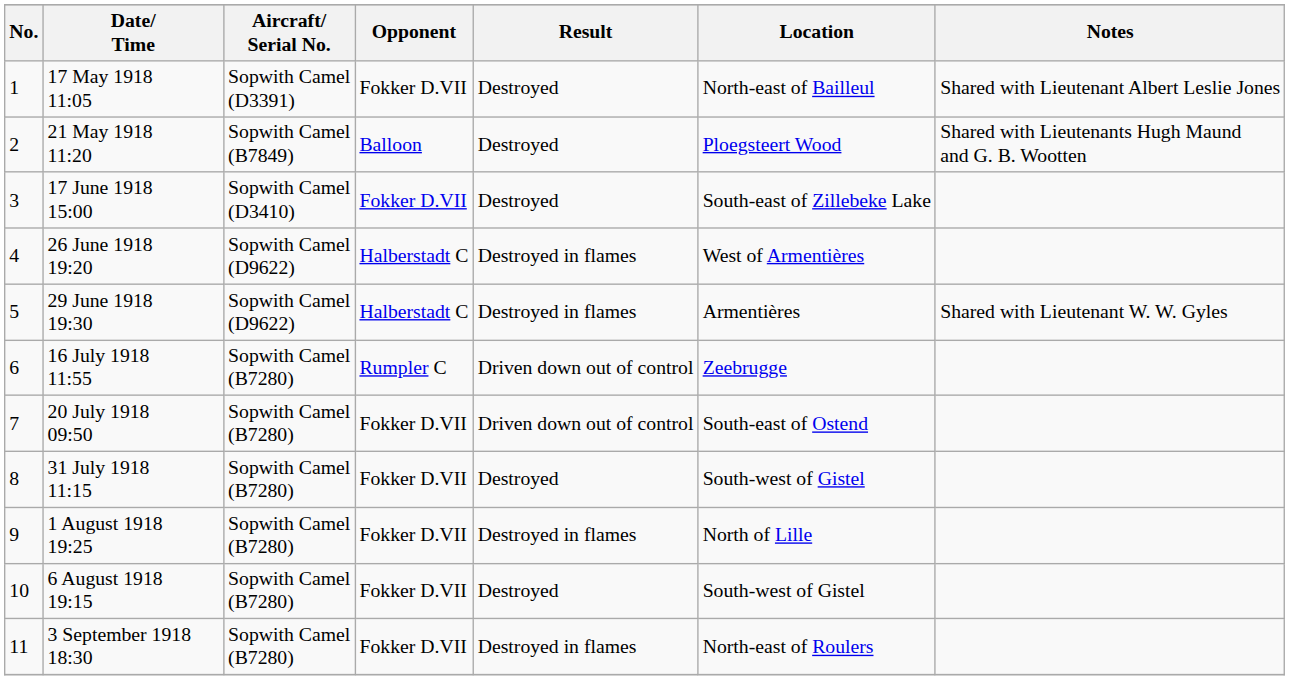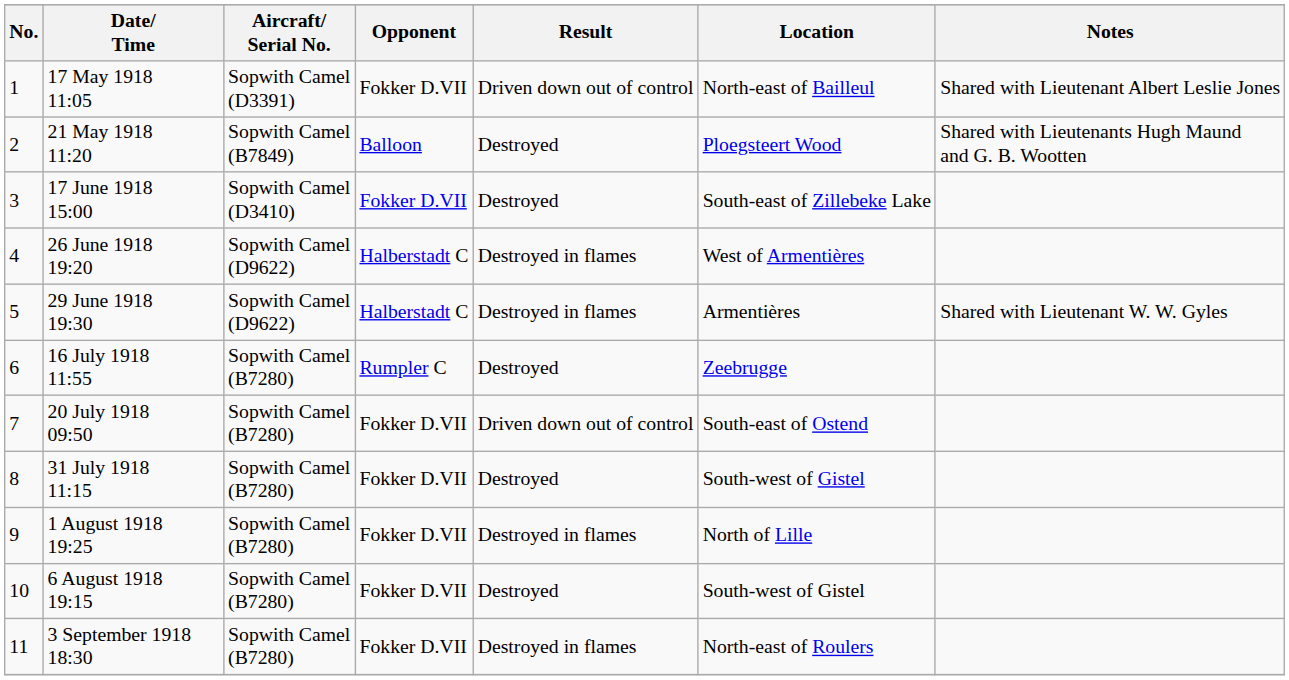(518, 88) Destroyed -> (586, 88) Driven down out of control
(586, 367) Driven down out of control -> (518, 367) Destroyed
